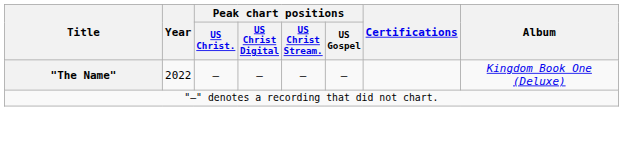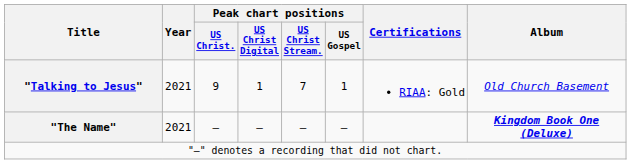+ row: (83, 86)
(178, 75) 2022 -> (178, 127) 2021
(539, 75) normal -> (547, 127) bold
